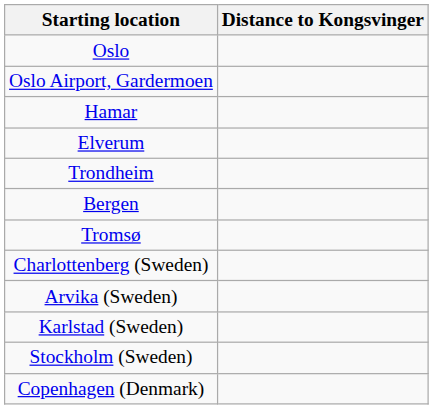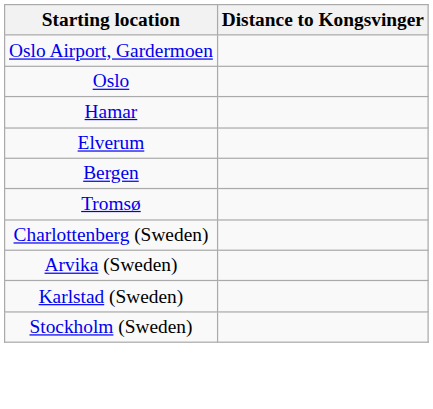rows swapped: (111, 50) <-> (111, 81)
- row: (111, 173)
- row: (111, 388)
